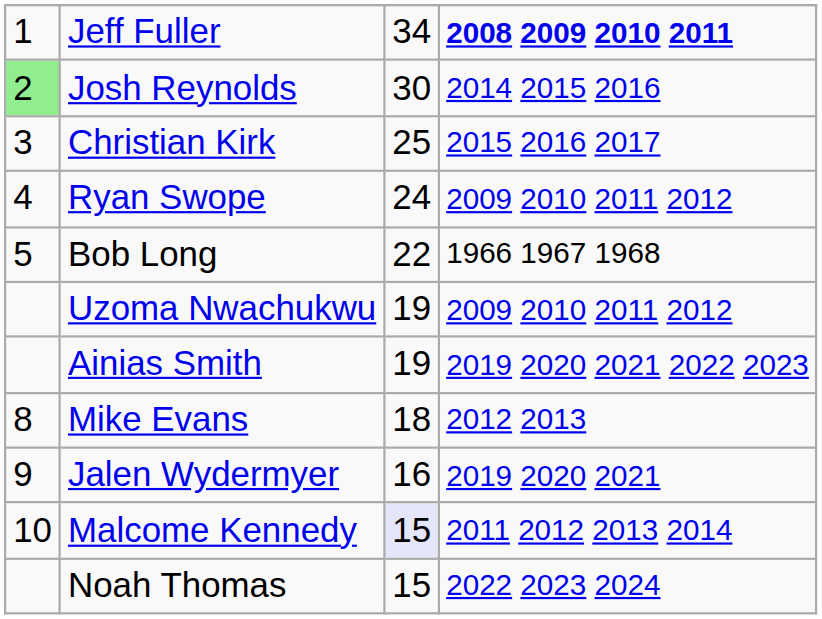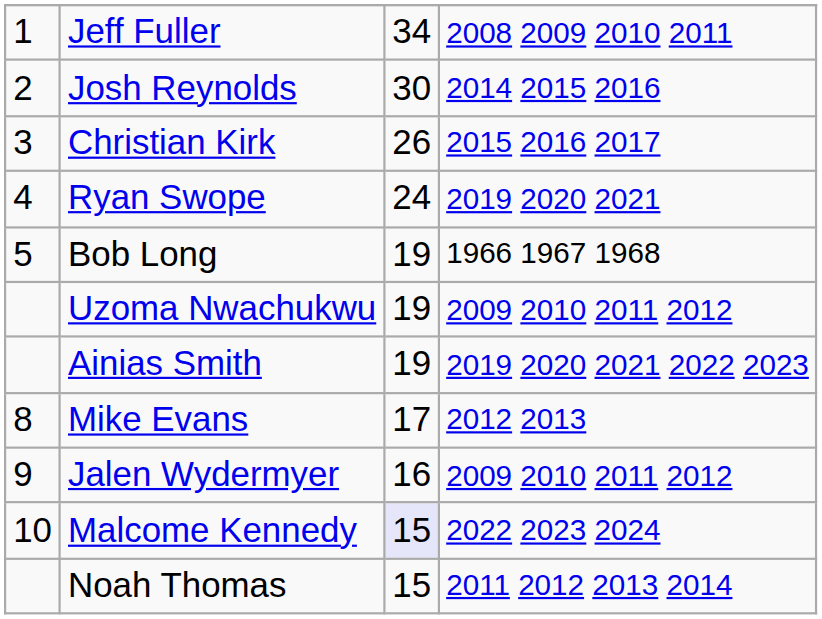(590, 33) bold -> (589, 33) normal
(23, 87) lightgreen background -> (23, 87) no background
(412, 142) 25 -> (412, 142) 26
(589, 199) 2009 2010 2011 2012 -> (553, 199) 2019 2020 2021
(412, 253) 22 -> (412, 253) 19
(412, 419) 18 -> (412, 419) 17
(553, 475) 2019 2020 2021 -> (589, 475) 2009 2010 2011 2012
(589, 531) 2011 2012 2013 2014 -> (553, 531) 2022 2023 2024
(553, 586) 2022 2023 2024 -> (589, 586) 2011 2012 2013 2014
